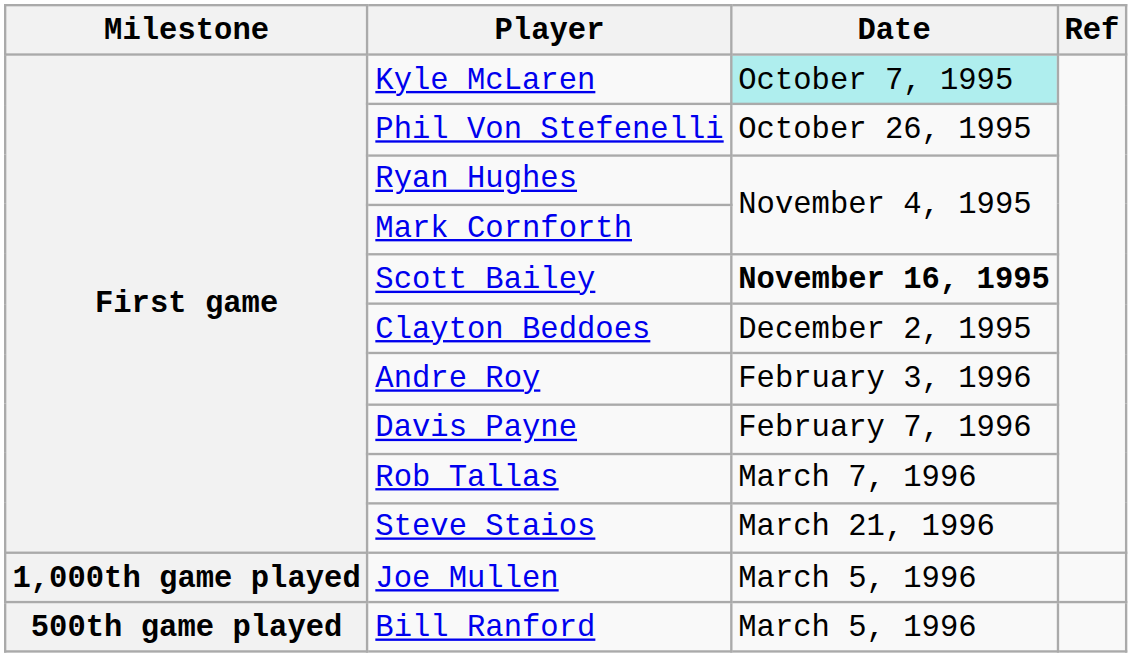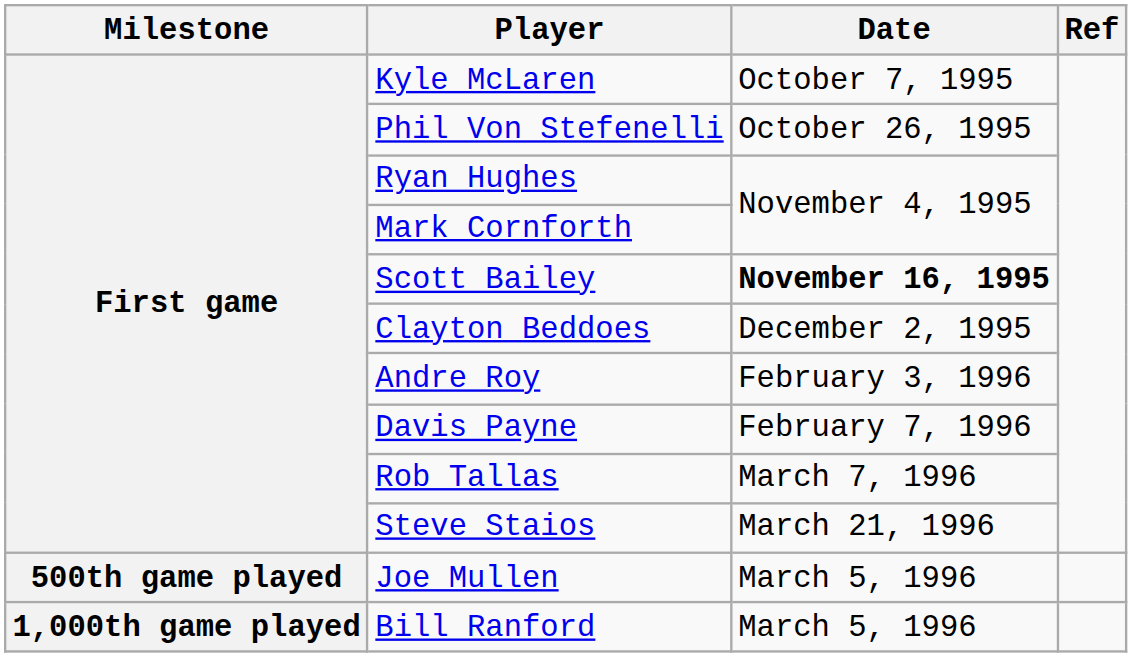(876, 80) paleturquoise background -> (876, 80) no background
(187, 578) 1,000th game played -> (187, 578) 500th game played
(187, 628) 500th game played -> (187, 628) 1,000th game played
